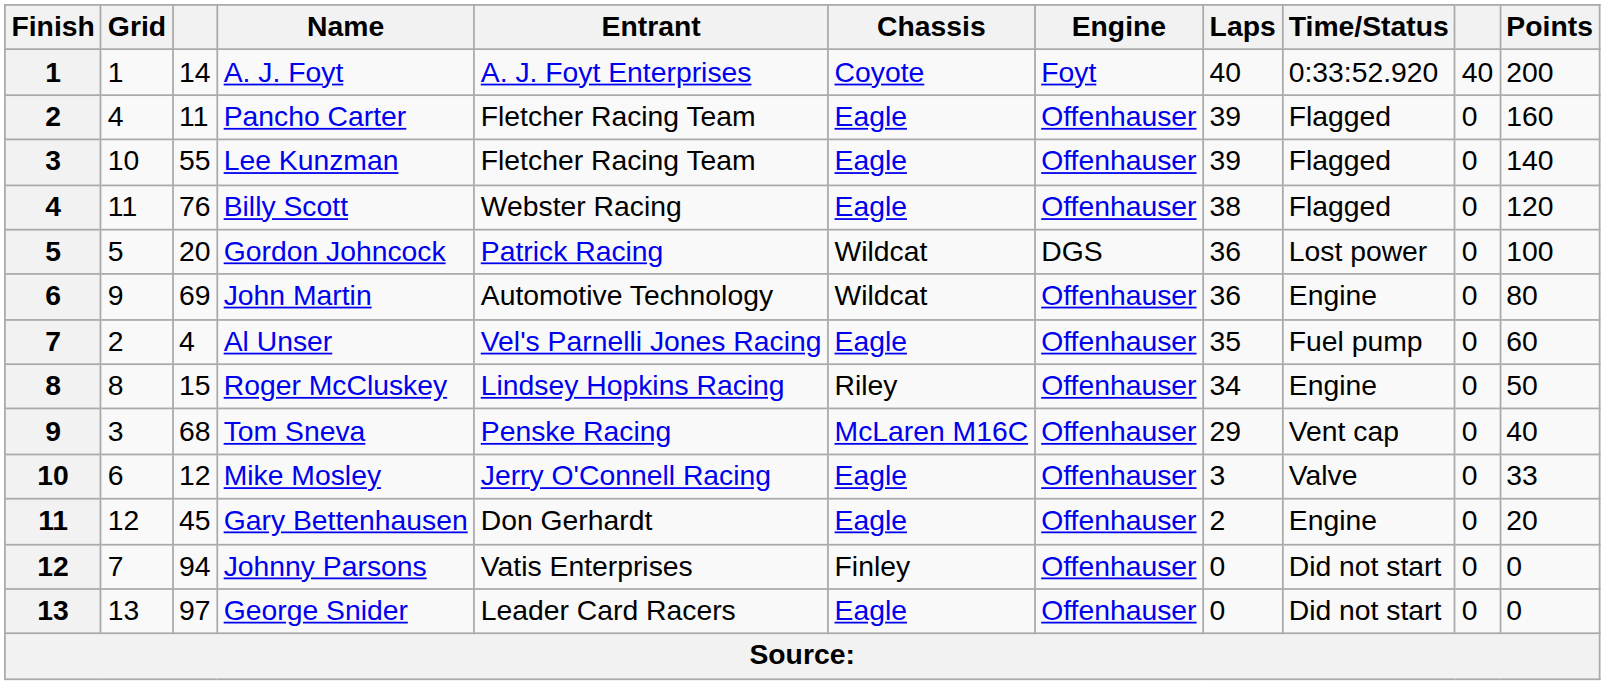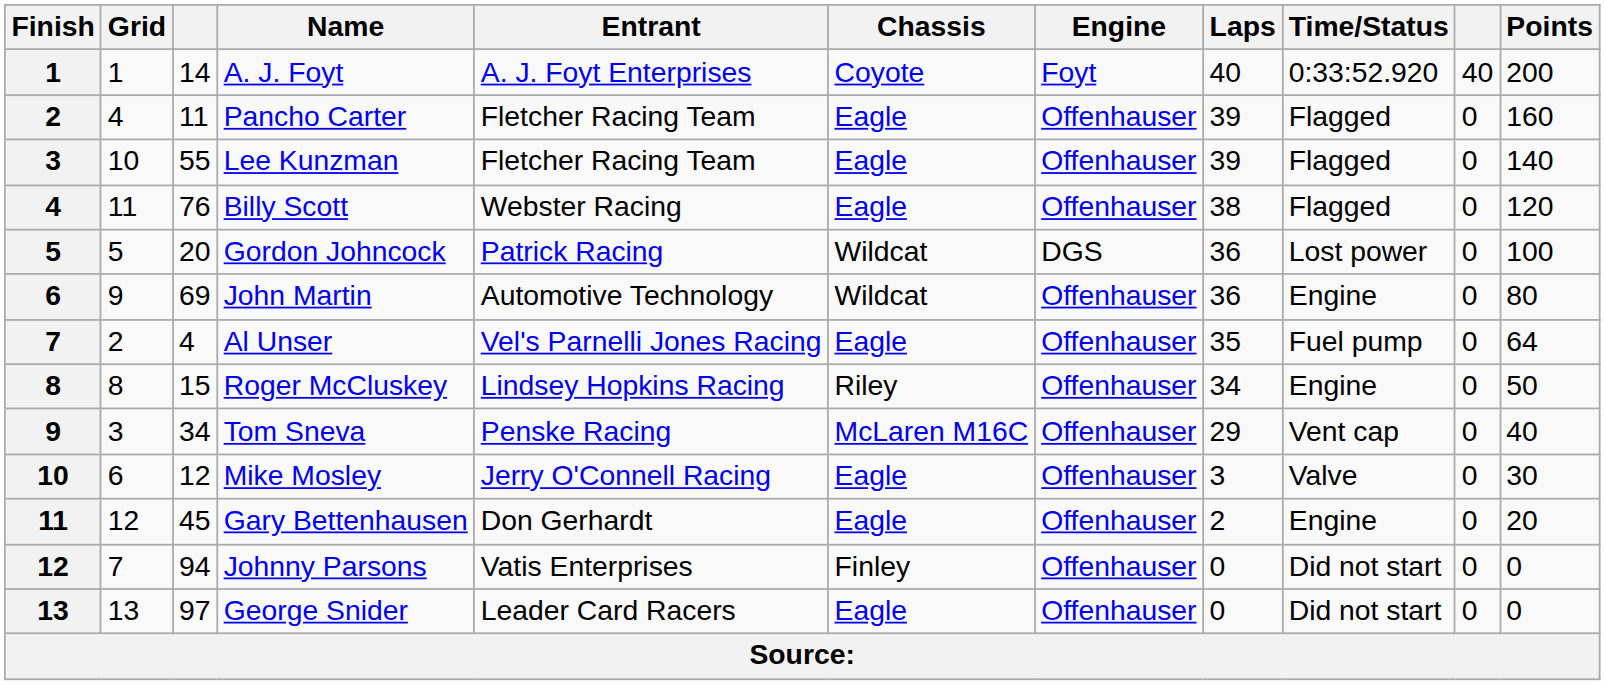(1522, 341) 60 -> (1522, 341) 64
(195, 431) 68 -> (195, 431) 34
(1522, 476) 33 -> (1522, 476) 30
